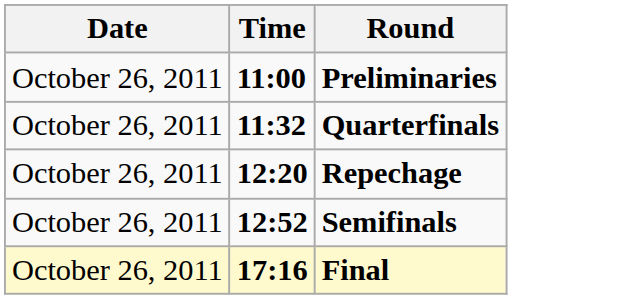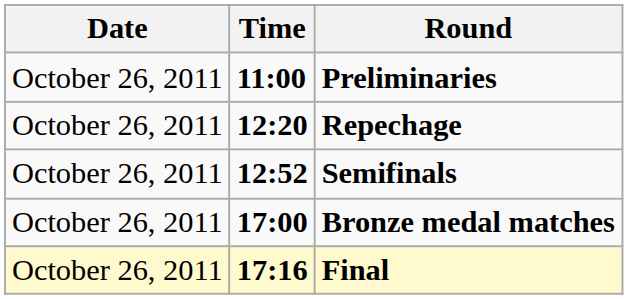- row: (410, 125)
+ row: (468, 221)
